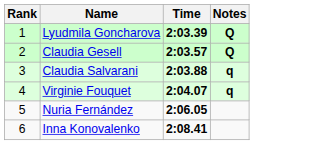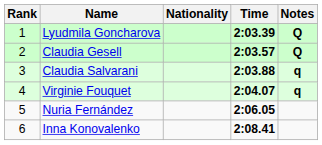+ column: (197, 14)
